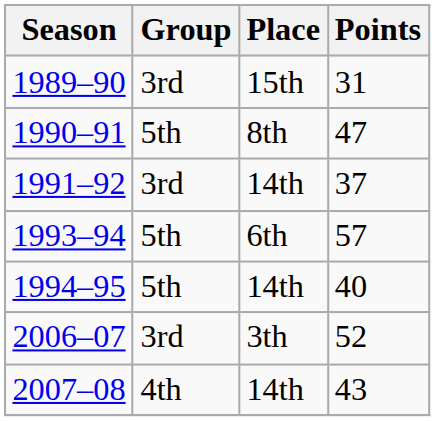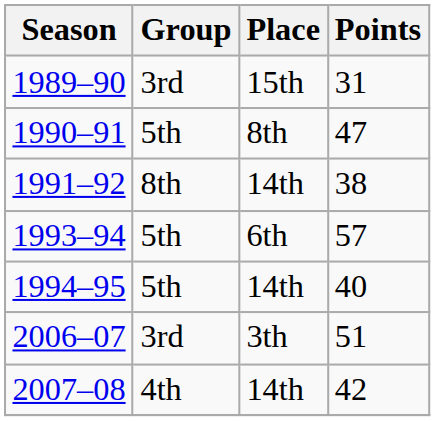(162, 183) 3rd -> (161, 183) 8th
(351, 183) 37 -> (351, 183) 38
(351, 337) 52 -> (351, 337) 51
(351, 388) 43 -> (351, 388) 42
